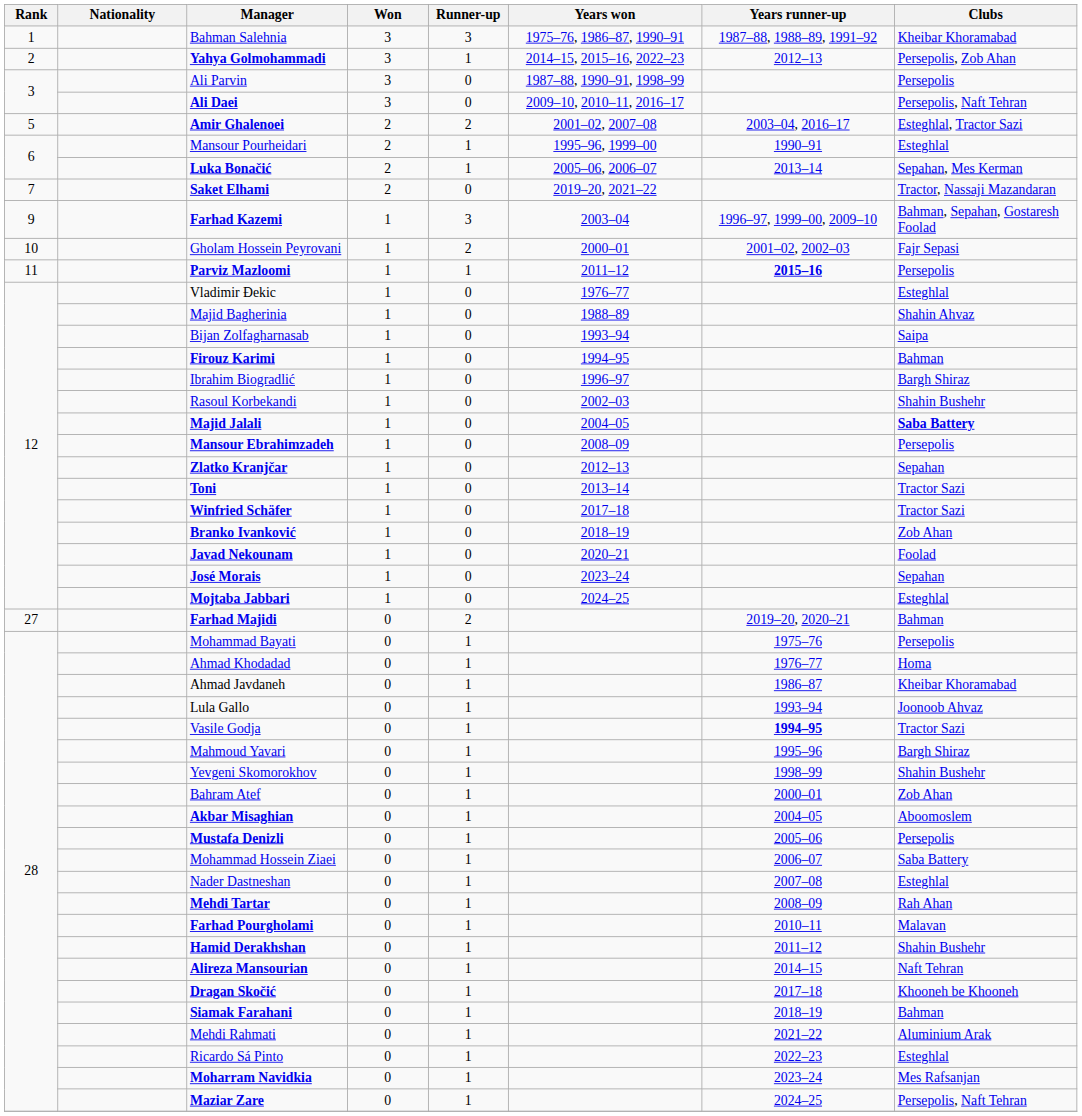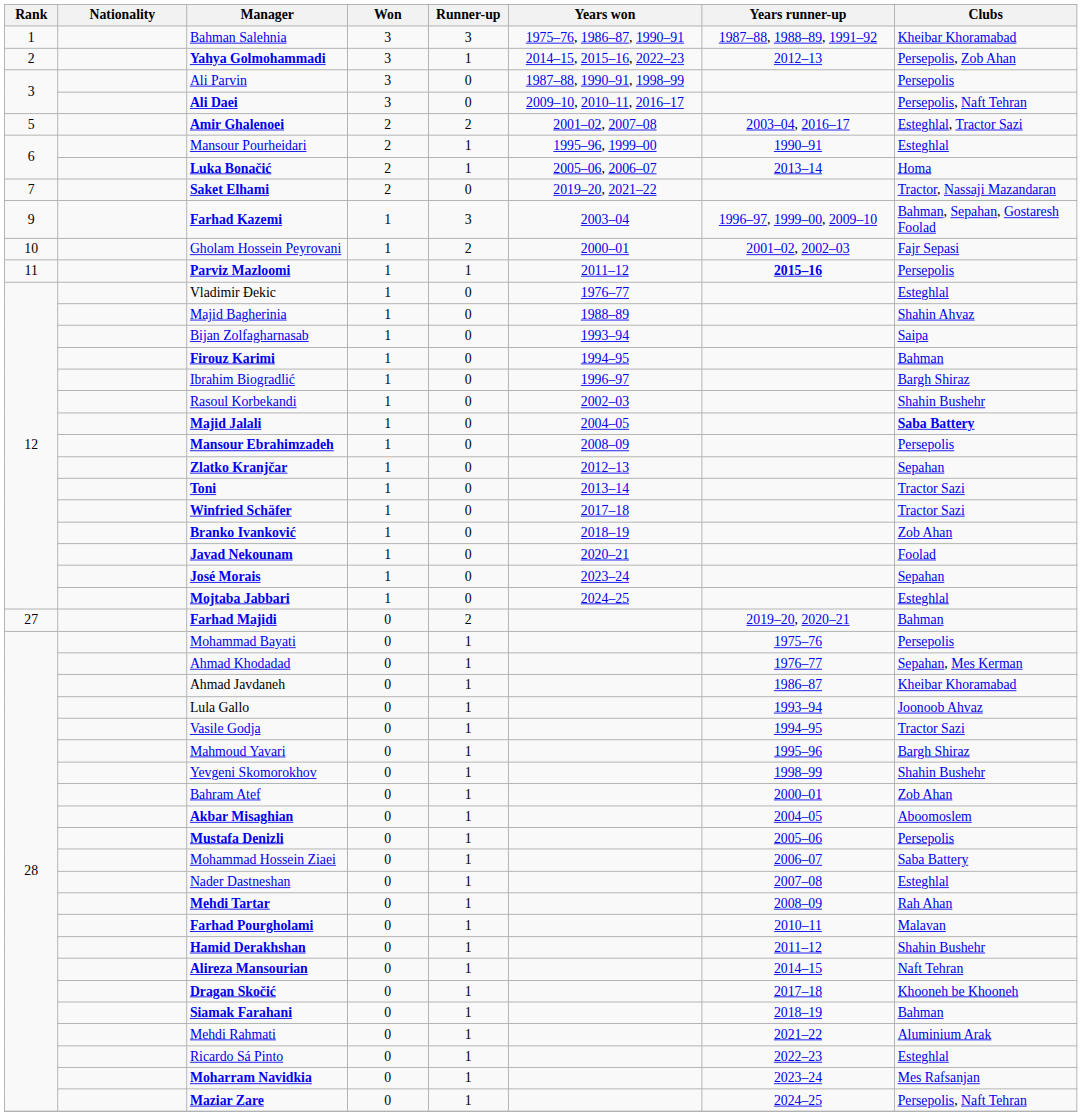(960, 168) Sepahan, Mes Kerman -> (914, 168) Homa
(914, 663) Homa -> (960, 663) Sepahan, Mes Kerman
(798, 729) bold -> (798, 729) normal
